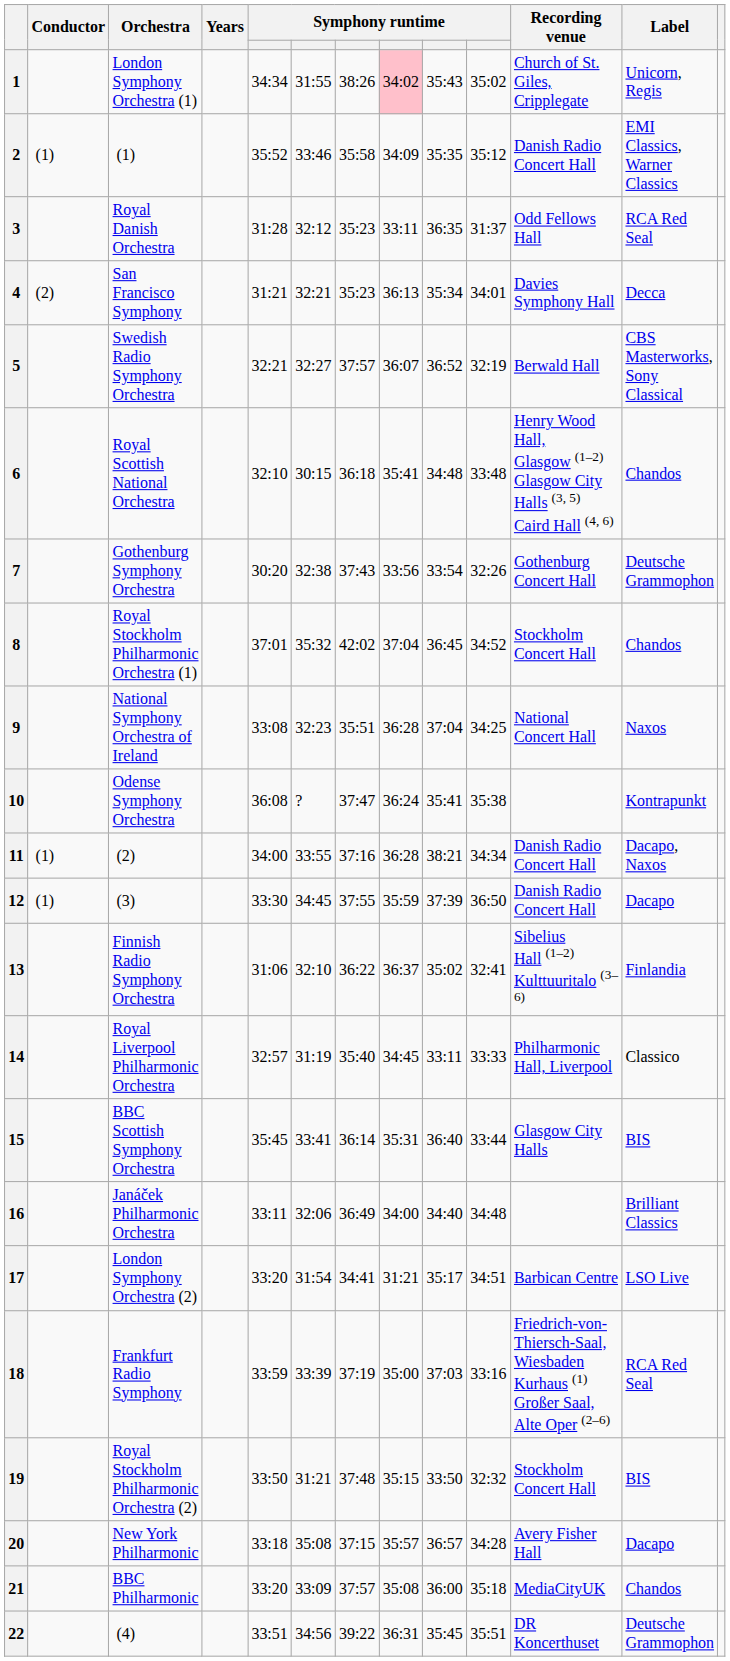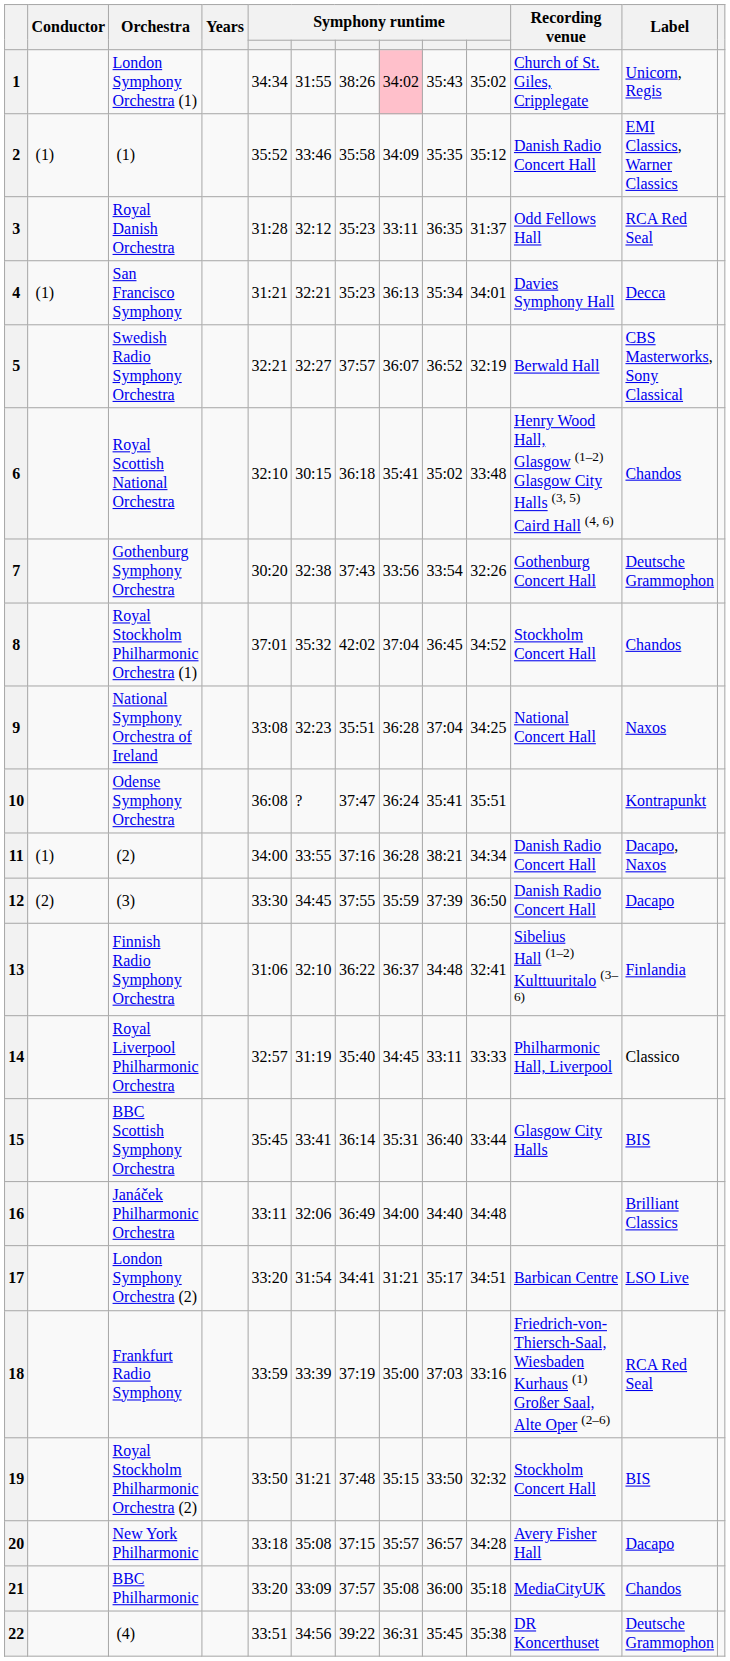(43, 293) (2) -> (43, 293) (1)
(445, 473) 34:48 -> (445, 473) 35:02
(488, 800) 35:38 -> (488, 800) 35:51
(43, 900) (1) -> (43, 900) (2)
(445, 969) 35:02 -> (445, 969) 34:48
(488, 1633) 35:51 -> (488, 1633) 35:38
